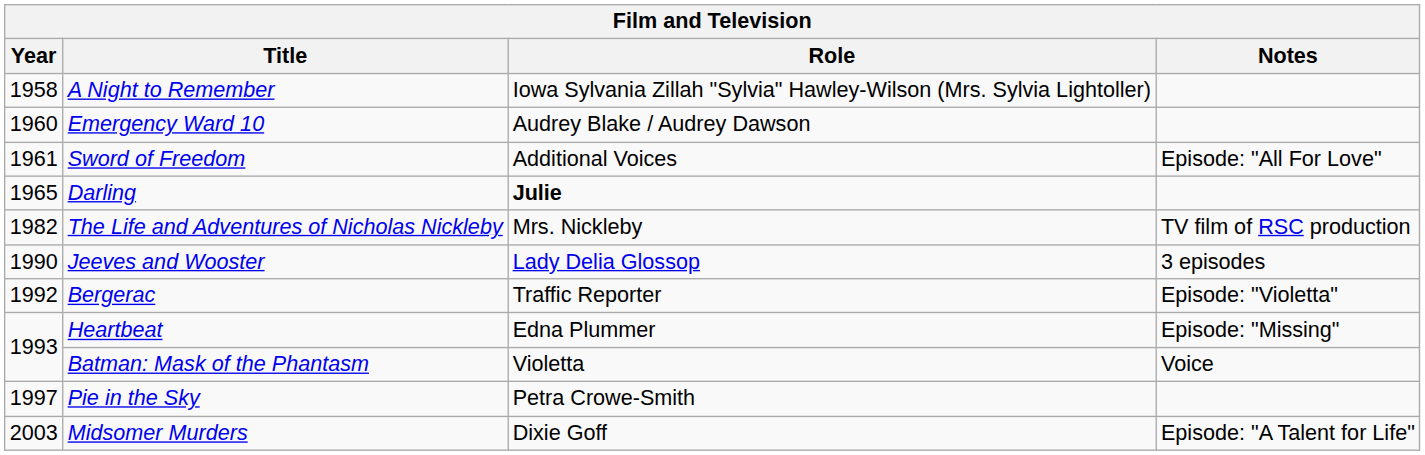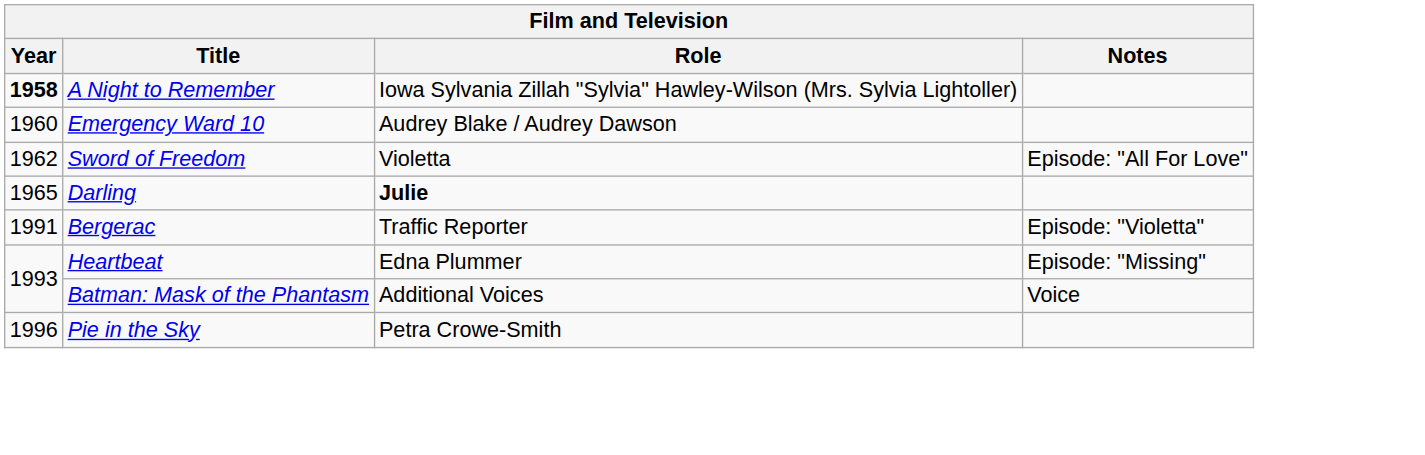(34, 90) normal -> (34, 90) bold
(34, 158) 1961 -> (34, 158) 1962
(595, 158) Additional Voices -> (415, 158) Violetta
- row: (285, 227)
- row: (166, 261)
(34, 295) 1992 -> (34, 227) 1991
(548, 364) Violetta -> (461, 295) Additional Voices
(34, 398) 1997 -> (34, 329) 1996
- row: (158, 432)
